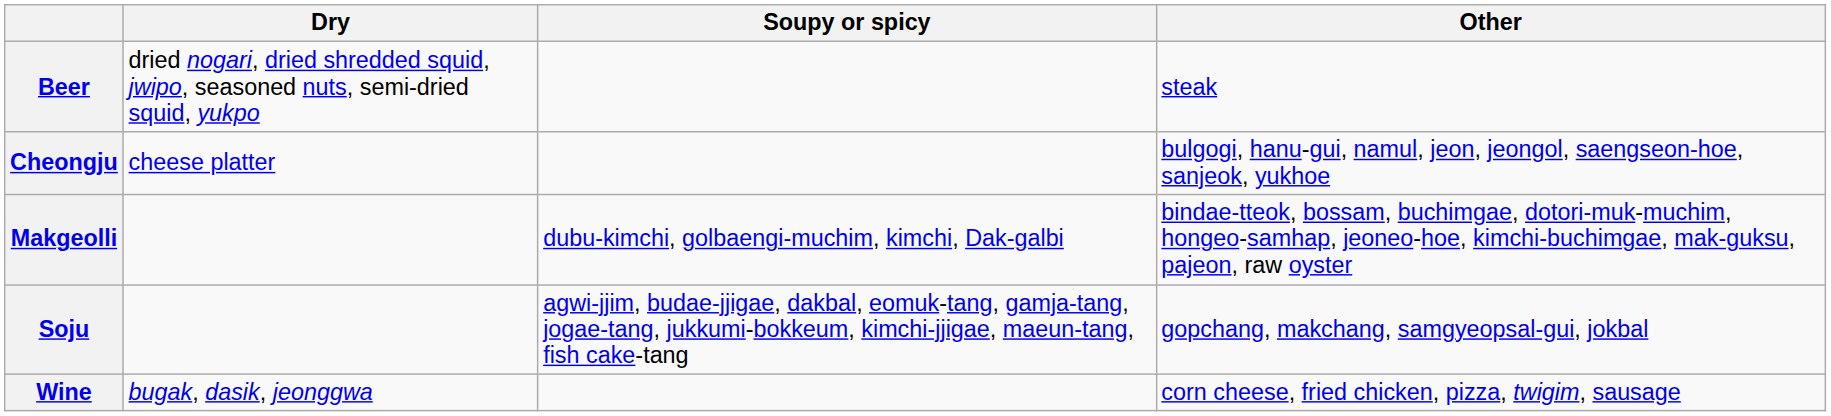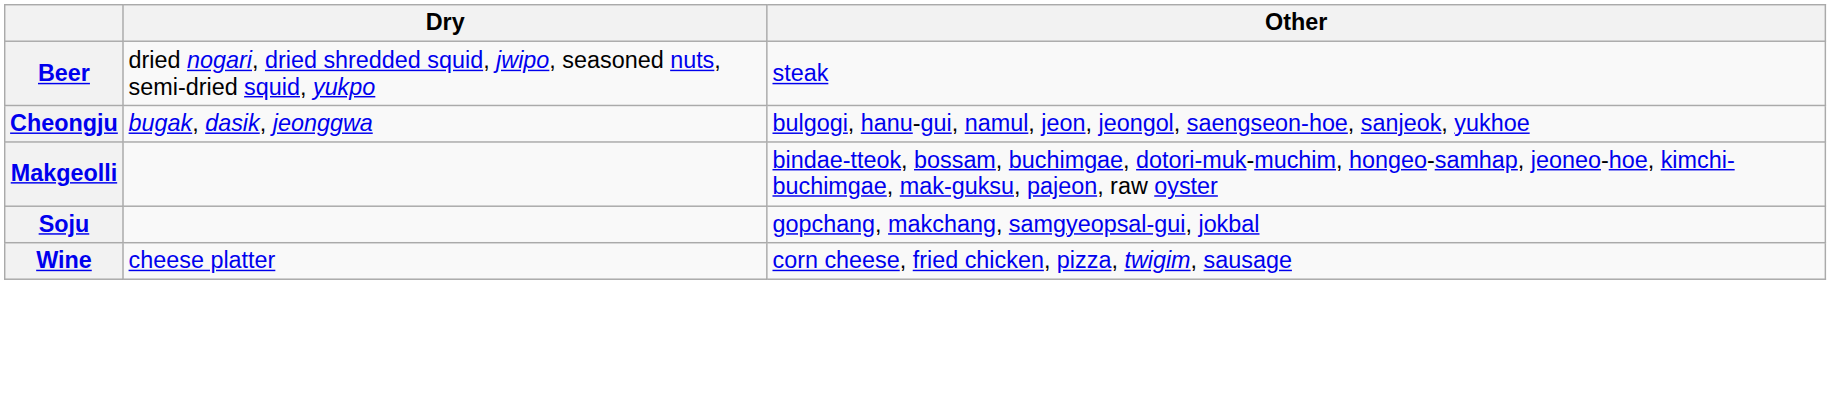- column: (847, 23)
(202, 162) cheese platter -> (251, 123) bugak, dasik, jeonggwa
(251, 392) bugak, dasik, jeonggwa -> (202, 260) cheese platter
